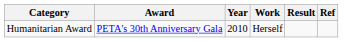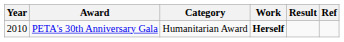columns swapped: (237, 12) <-> (49, 12)
(267, 28) normal -> (268, 28) bold
